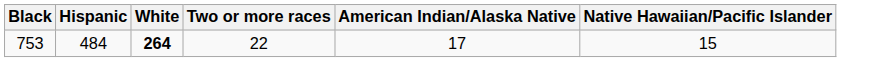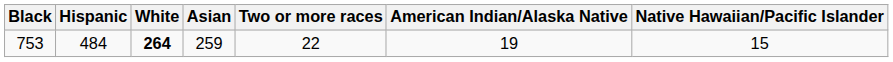+ column: (209, 17)
(457, 43) 17 -> (509, 43) 19
